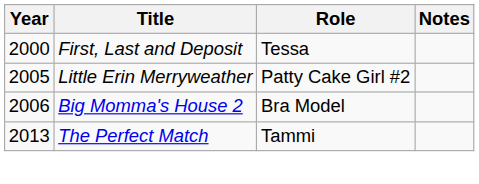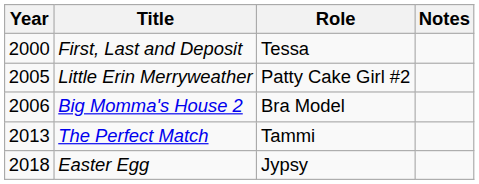+ row: (104, 164)
